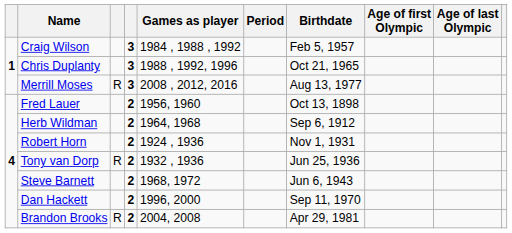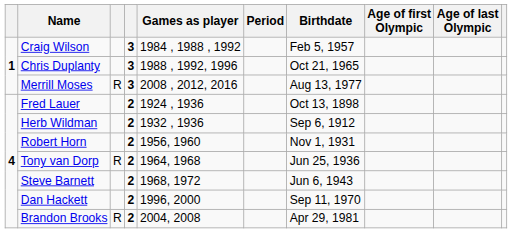(170, 104) 1956, 1960 -> (172, 104) 1924 , 1936
(170, 123) 1964, 1968 -> (172, 123) 1932 , 1936
(172, 142) 1924 , 1936 -> (170, 142) 1956, 1960
(172, 162) 1932 , 1936 -> (170, 162) 1964, 1968
